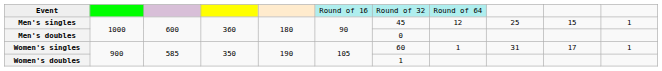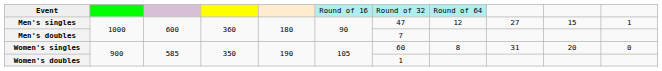(401, 23) 45 -> (401, 23) 47
(515, 23) 25 -> (515, 23) 27
(401, 35) 0 -> (401, 35) 7
(458, 47) 1 -> (458, 47) 8
(572, 47) 17 -> (572, 47) 20
(629, 47) 1 -> (629, 47) 0
